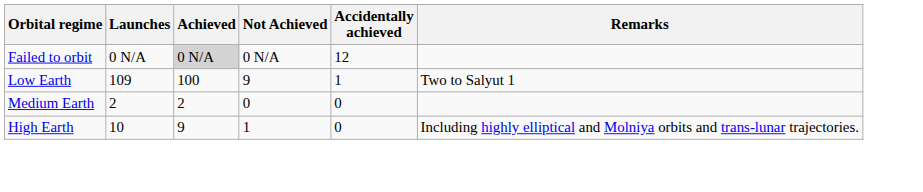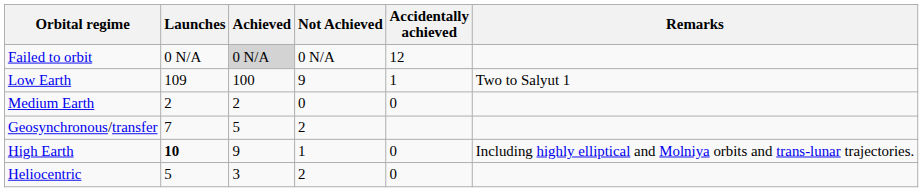+ row: (83, 127)
(117, 127) normal -> (172, 151) bold
+ row: (45, 174)
